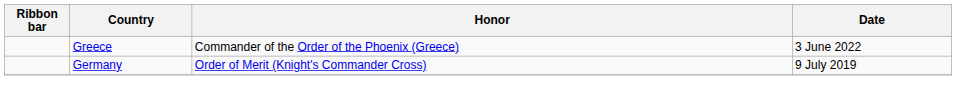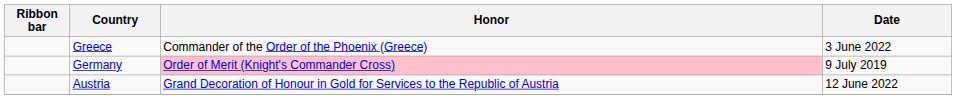(311, 65) no background -> (279, 65) pink background
+ row: (91, 84)
